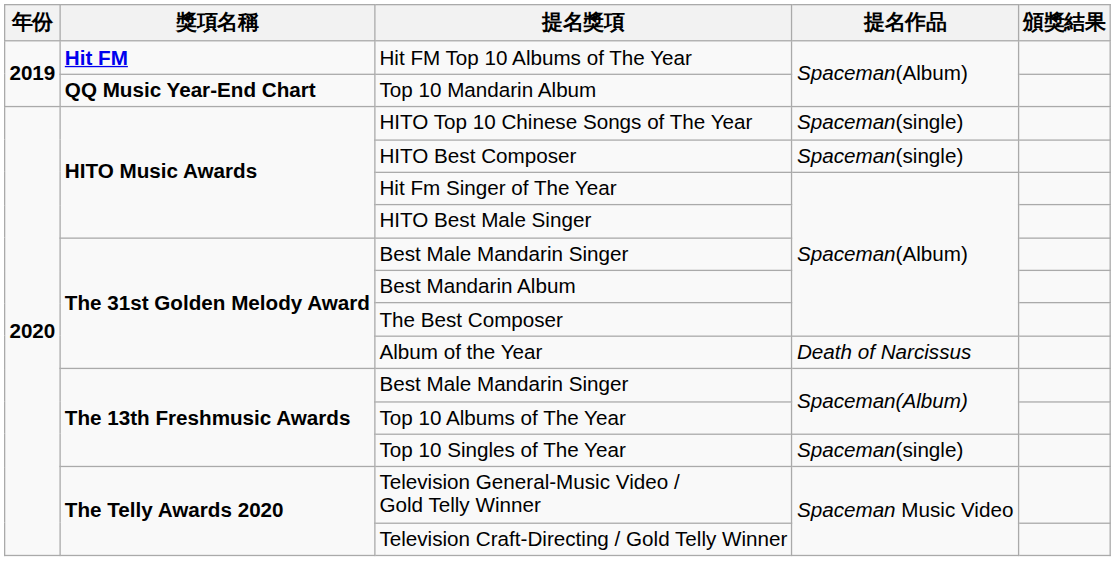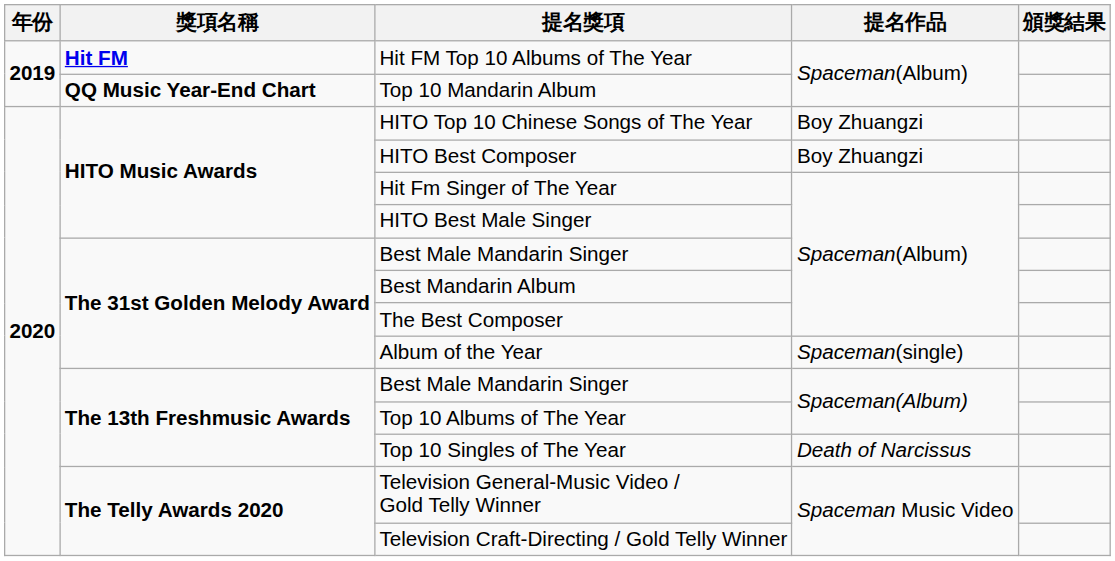(880, 122) Spaceman(single) -> (860, 122) Boy Zhuangzi
(880, 155) Spaceman(single) -> (860, 155) Boy Zhuangzi
(884, 352) Death of Narcissus -> (880, 352) Spaceman(single)
(880, 450) Spaceman(single) -> (884, 450) Death of Narcissus
